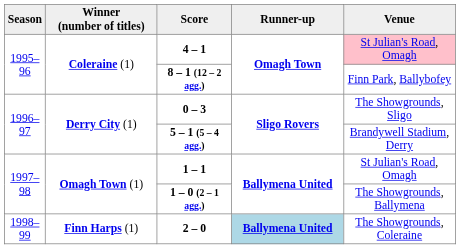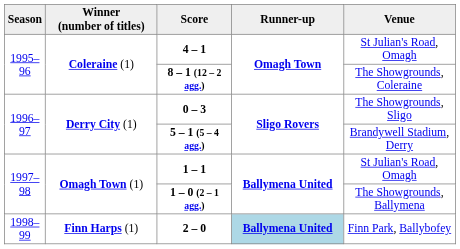(399, 49) pink background -> (399, 49) no background
(399, 79) Finn Park, Ballybofey -> (399, 79) The Showgrounds, Coleraine
(399, 228) The Showgrounds, Coleraine -> (399, 228) Finn Park, Ballybofey
